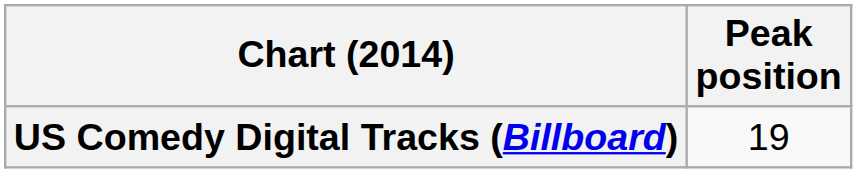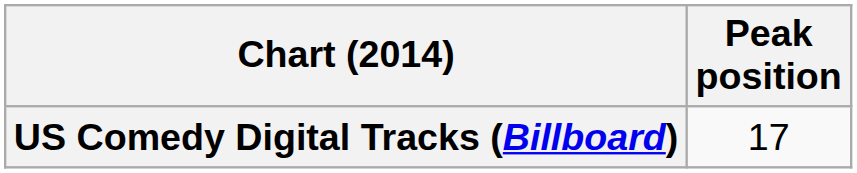(769, 136) 19 -> (769, 136) 17
